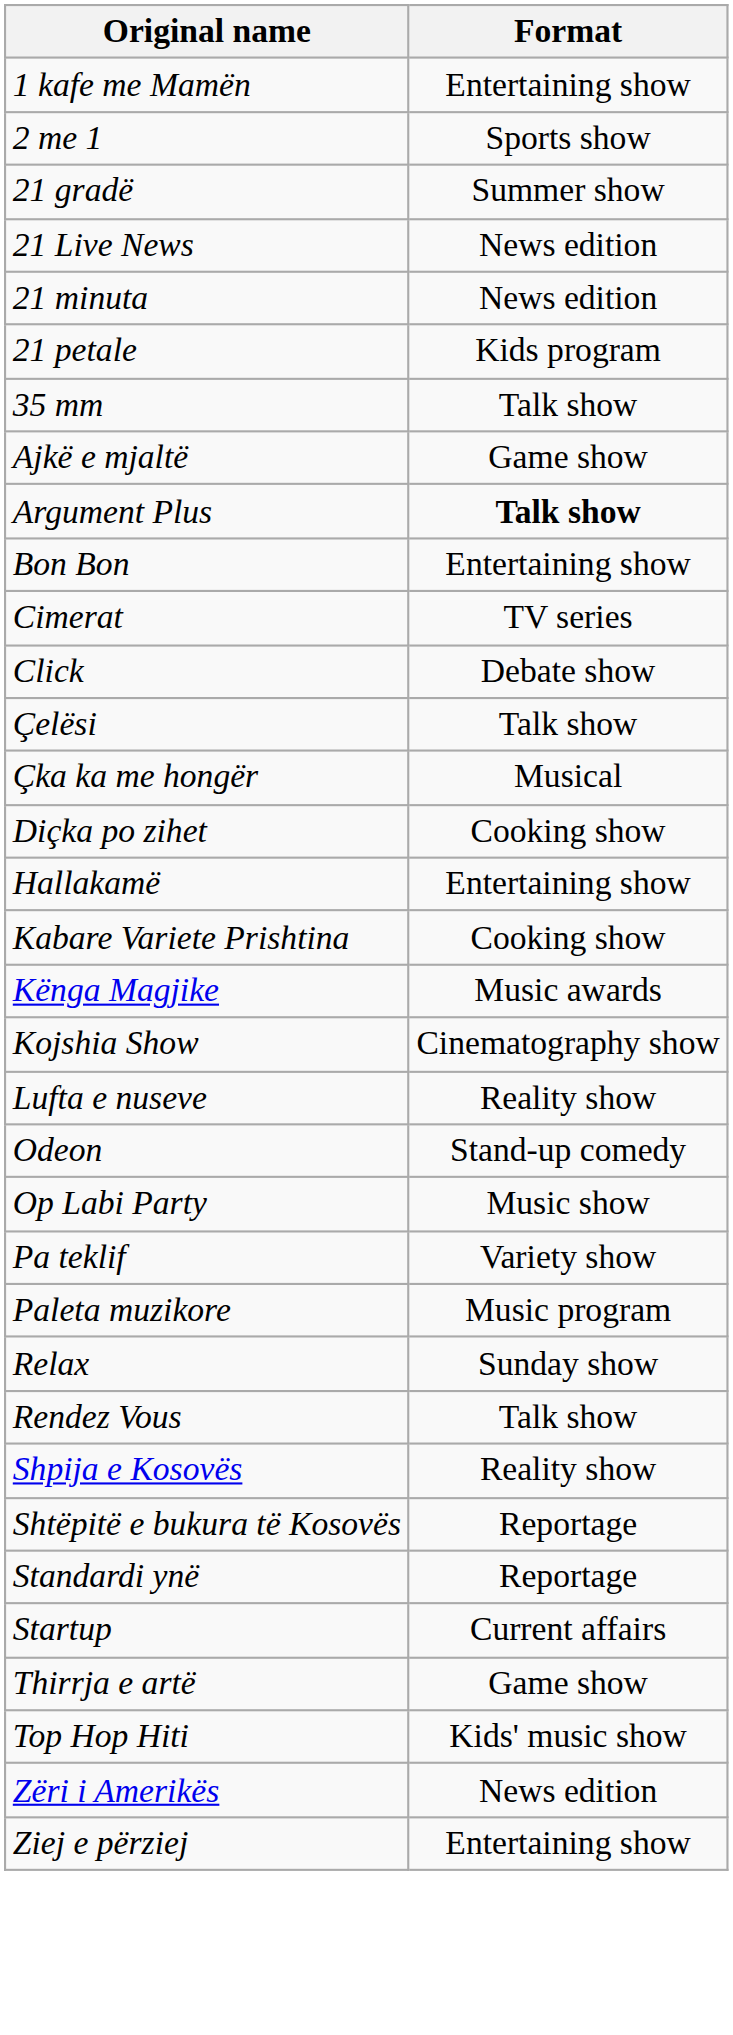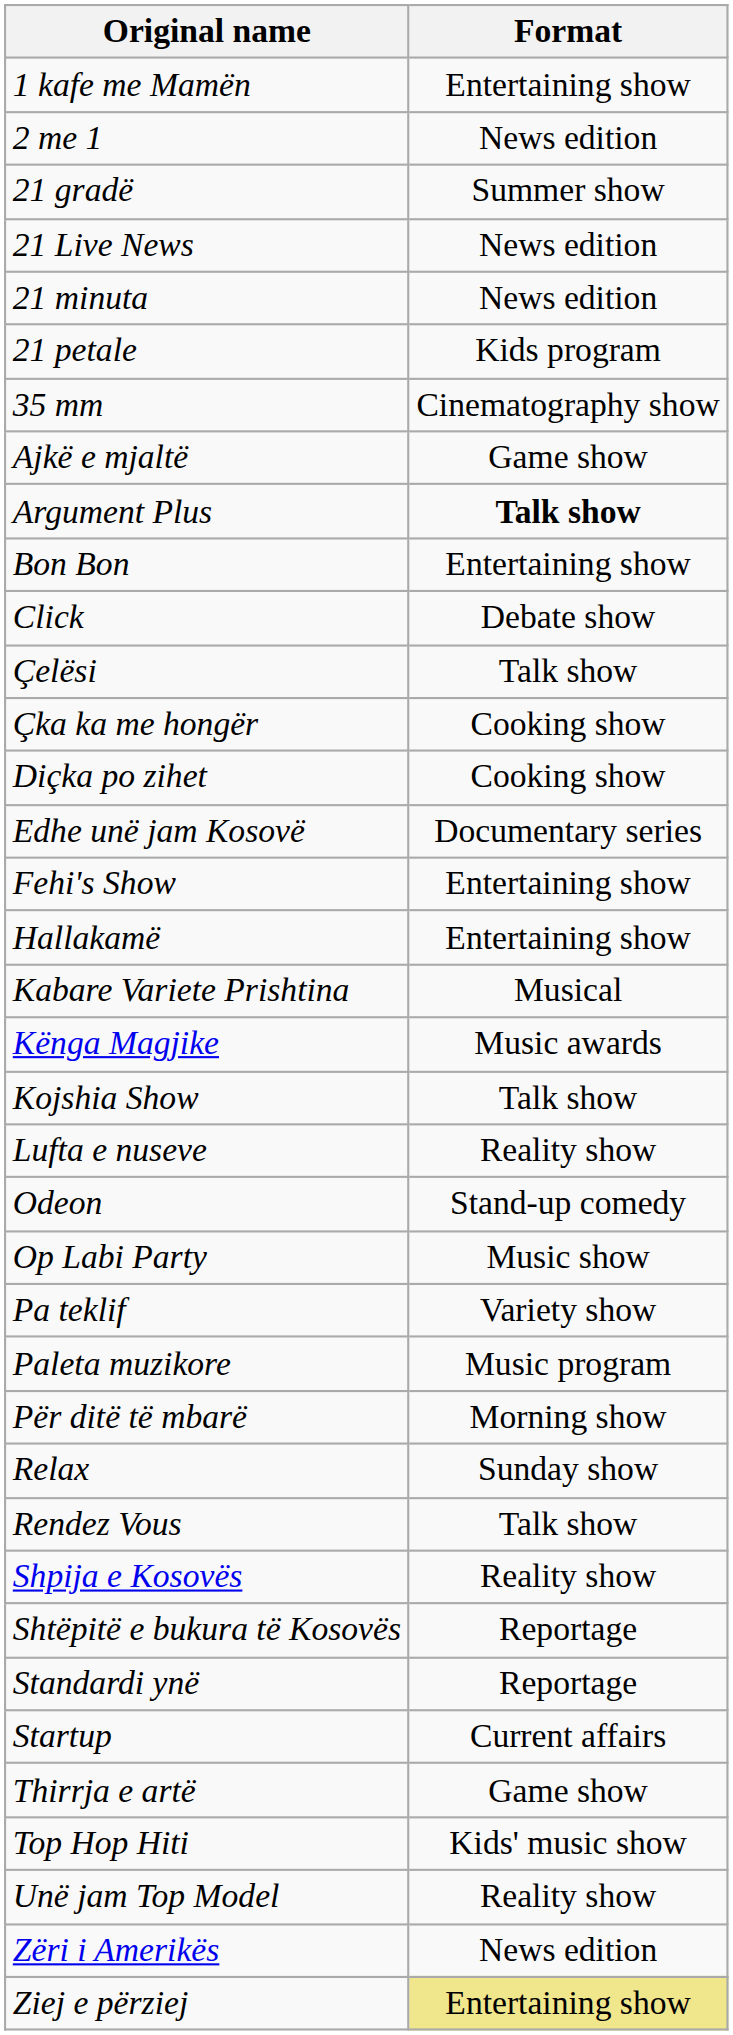(568, 137) Sports show -> (568, 137) News edition
(568, 404) Talk show -> (568, 404) Cinematography show
- row: (68, 617)
(568, 777) Musical -> (568, 723) Cooking show
+ row: (159, 830)
+ row: (94, 883)
(568, 937) Cooking show -> (568, 990) Musical
(568, 1043) Cinematography show -> (568, 1096) Talk show
+ row: (130, 1416)
+ row: (146, 1896)
(568, 1842) no background -> (568, 2002) khaki background
